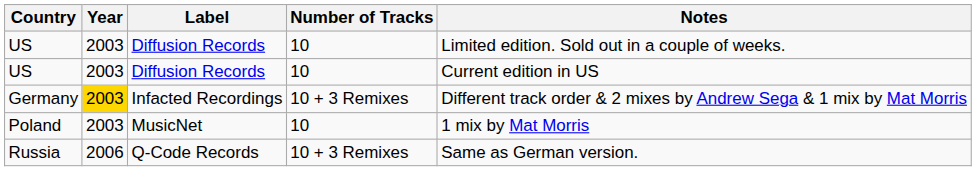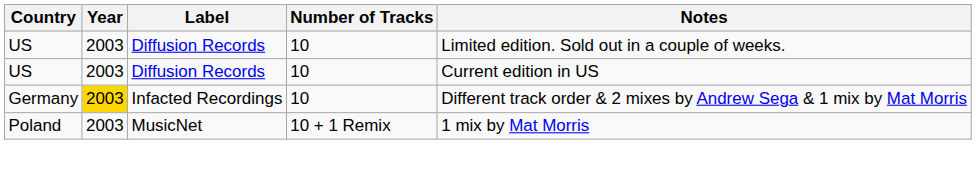(349, 98) 10 + 3 Remixes -> (300, 98) 10
(300, 125) 10 -> (340, 125) 10 + 1 Remix
- row: (34, 152)
